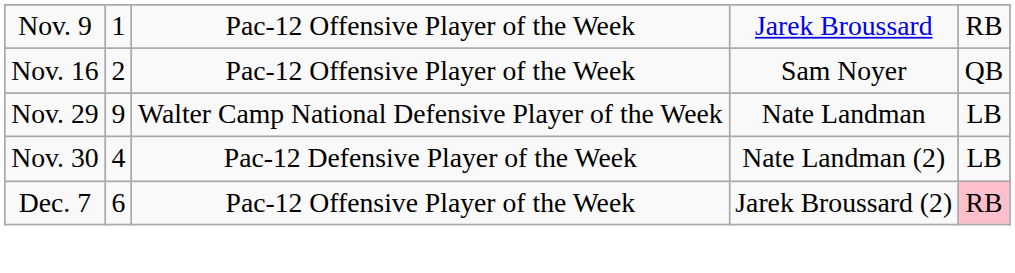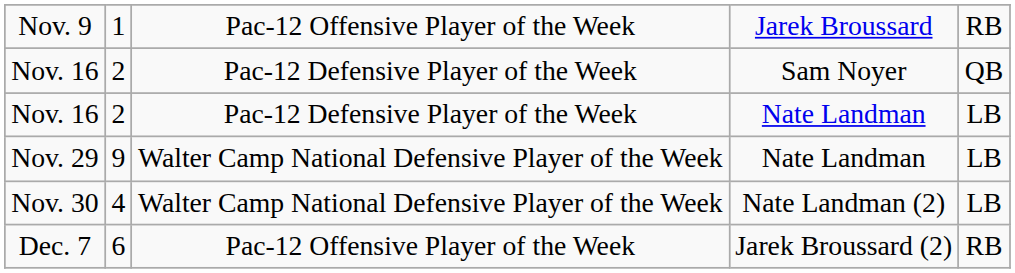(430, 70) Pac-12 Offensive Player of the Week -> (430, 70) Pac-12 Defensive Player of the Week
+ row: (55, 114)
(430, 158) Pac-12 Defensive Player of the Week -> (430, 202) Walter Camp National Defensive Player of the Week
(984, 202) pink background -> (984, 245) no background
